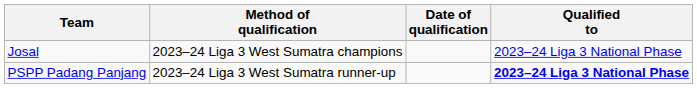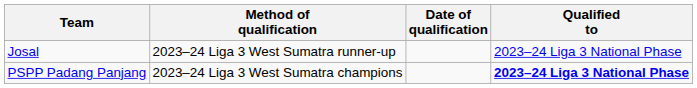(277, 51) 2023–24 Liga 3 West Sumatra champions -> (274, 51) 2023–24 Liga 3 West Sumatra runner-up
(274, 72) 2023–24 Liga 3 West Sumatra runner-up -> (277, 72) 2023–24 Liga 3 West Sumatra champions
